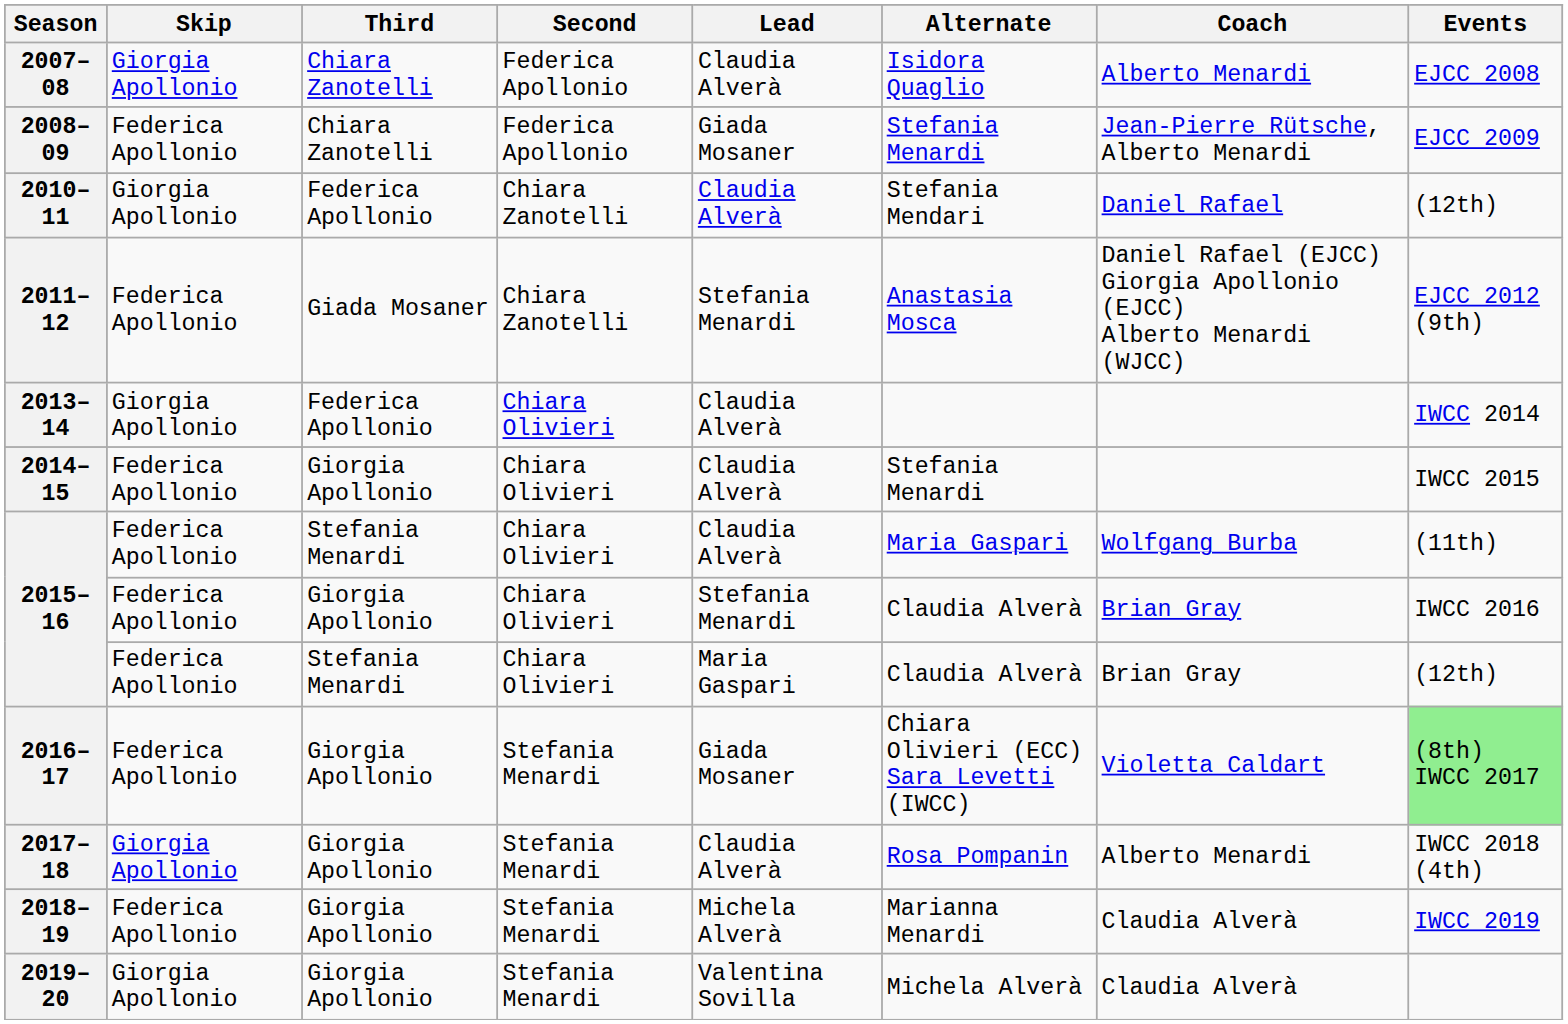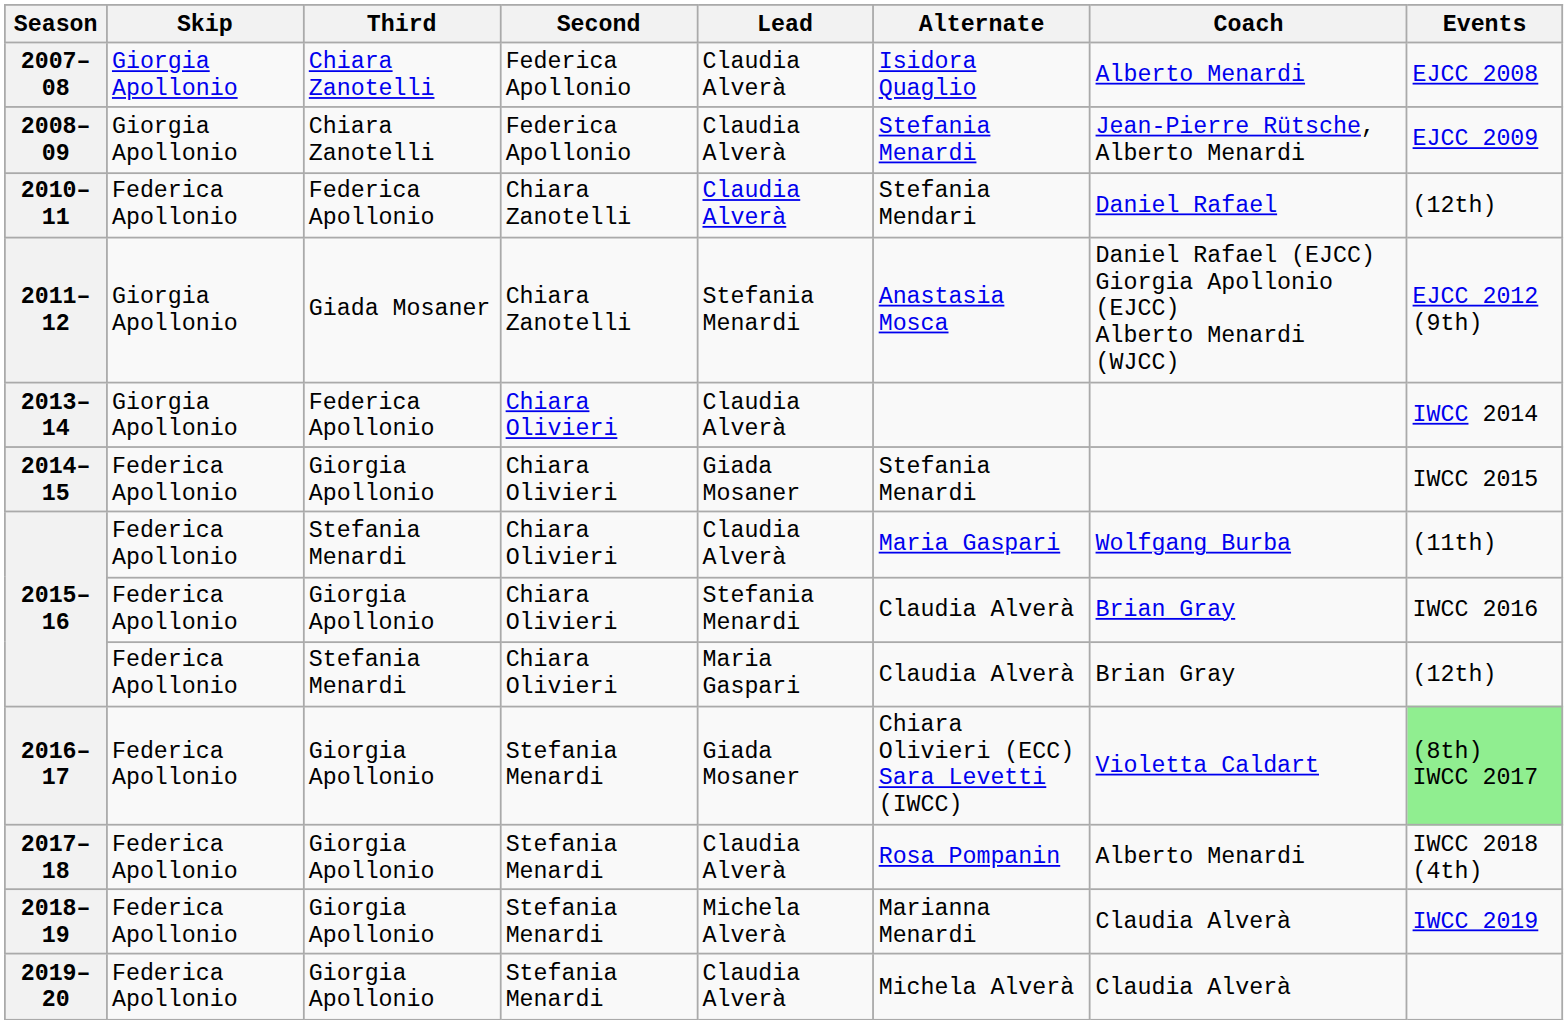(175, 140) Federica Apollonio -> (175, 140) Giorgia Apollonio
(747, 140) Giada Mosaner -> (751, 140) Claudia Alverà
(175, 205) Giorgia Apollonio -> (175, 205) Federica Apollonio
(175, 310) Federica Apollonio -> (175, 310) Giorgia Apollonio
(747, 480) Claudia Alverà -> (751, 480) Giada Mosaner
(175, 857) Giorgia Apollonio -> (175, 857) Federica Apollonio
(175, 987) Giorgia Apollonio -> (175, 987) Federica Apollonio
(761, 987) Valentina Sovilla -> (751, 987) Claudia Alverà
